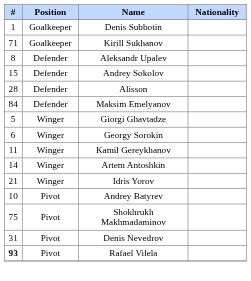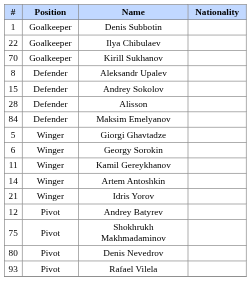+ row: (133, 42)
(13, 42) 71 -> (13, 58) 70
(13, 196) 10 -> (13, 211) 12
(13, 238) 31 -> (13, 253) 80
(13, 253) bold -> (13, 268) normal
